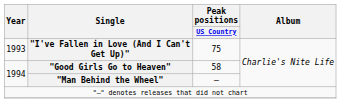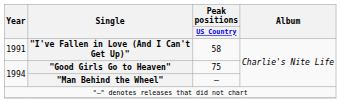(16, 49) 1993 -> (16, 49) 1991
(216, 49) 75 -> (216, 49) 58
(216, 67) 58 -> (216, 67) 75
